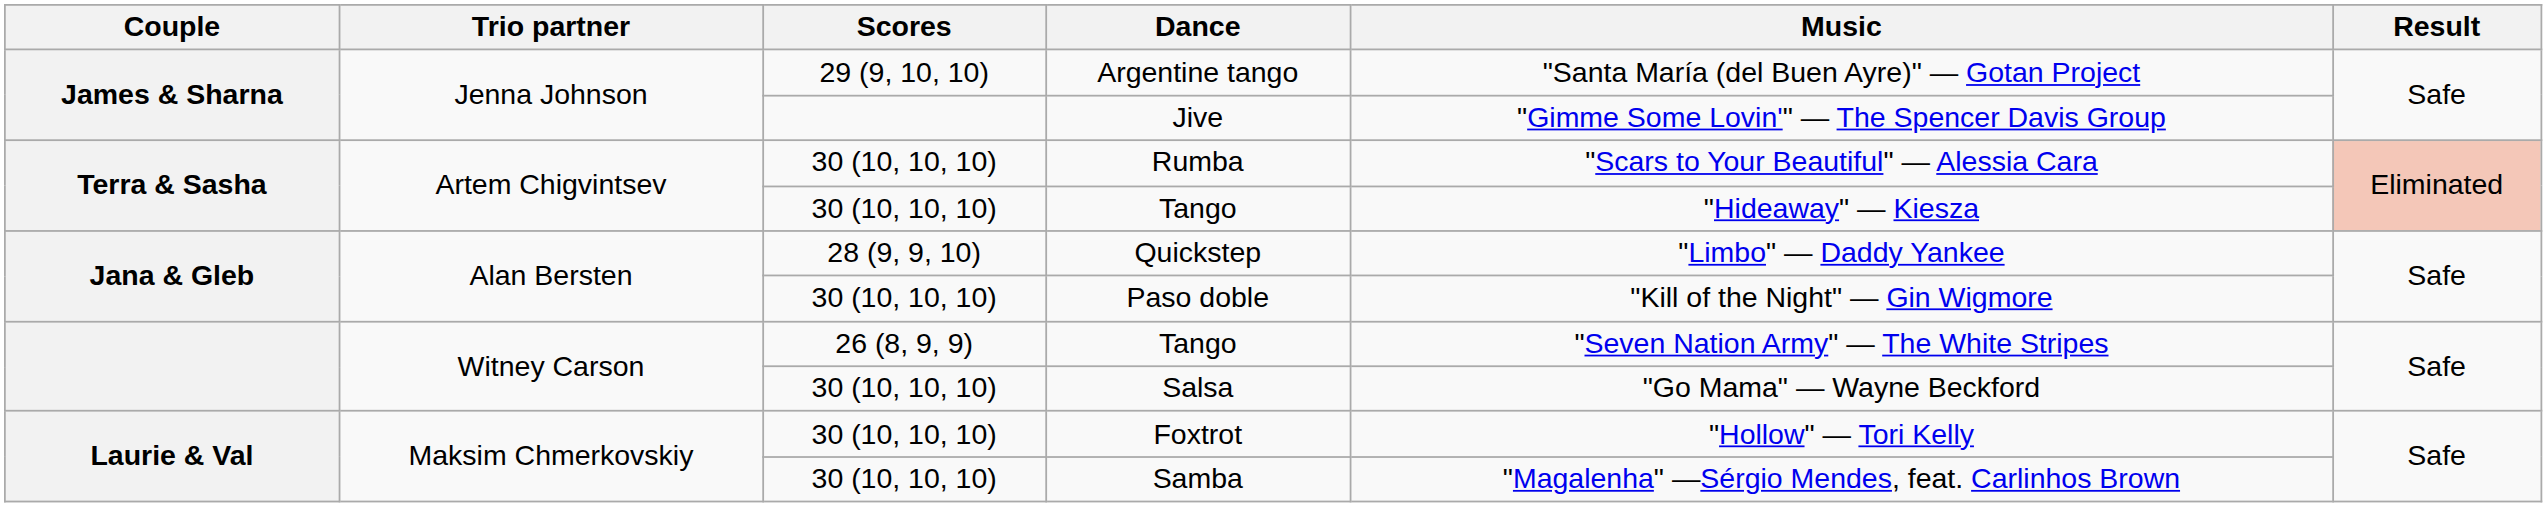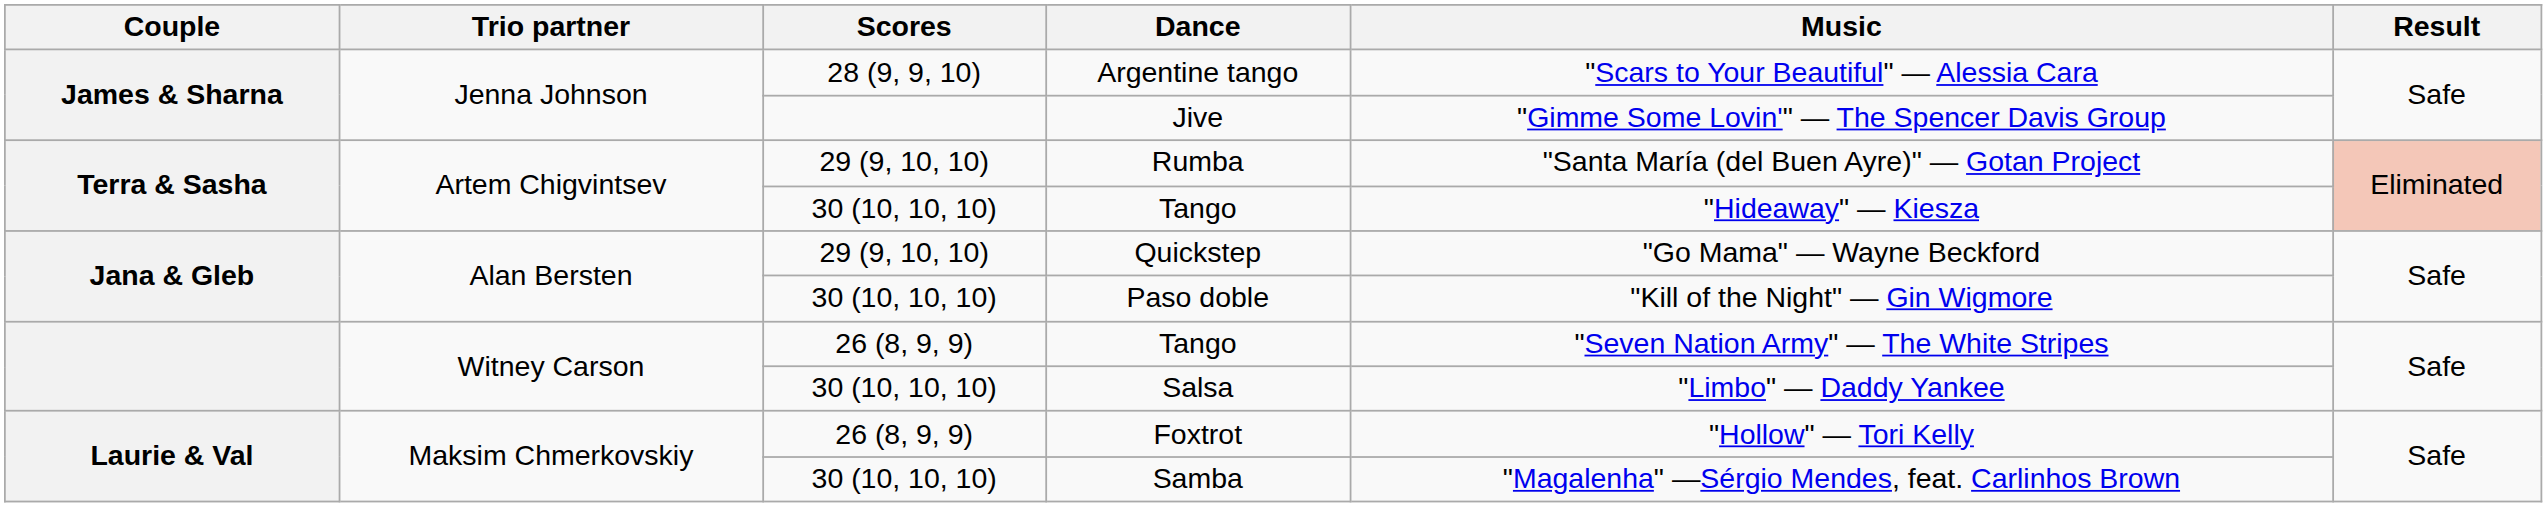(904, 72) 29 (9, 10, 10) -> (904, 72) 28 (9, 9, 10)
(1841, 72) "Santa María (del Buen Ayre)" — Gotan Project -> (1841, 72) "Scars to Your Beautiful" — Alessia Cara
(904, 162) 30 (10, 10, 10) -> (904, 162) 29 (9, 10, 10)
(1841, 162) "Scars to Your Beautiful" — Alessia Cara -> (1841, 162) "Santa María (del Buen Ayre)" — Gotan Project
(904, 252) 28 (9, 9, 10) -> (904, 252) 29 (9, 10, 10)
(1841, 252) "Limbo" — Daddy Yankee -> (1841, 252) "Go Mama" — Wayne Beckford
(1841, 388) "Go Mama" — Wayne Beckford -> (1841, 388) "Limbo" — Daddy Yankee
(904, 433) 30 (10, 10, 10) -> (904, 433) 26 (8, 9, 9)
